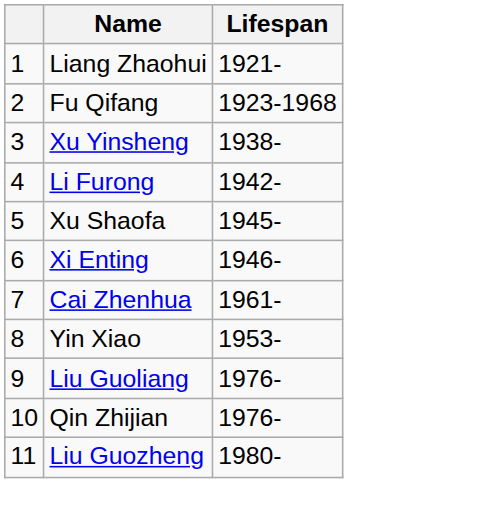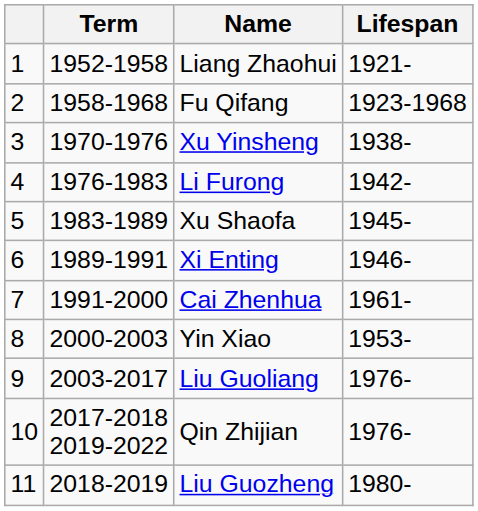+ column: (109, 24)
